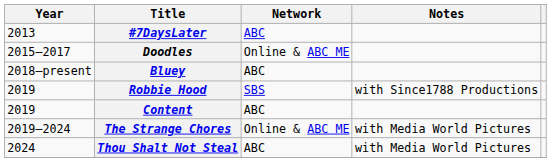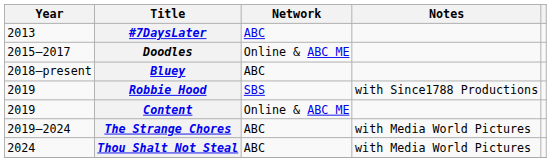(254, 109) ABC -> (297, 109) Online & ABC ME
(297, 128) Online & ABC ME -> (254, 128) ABC
